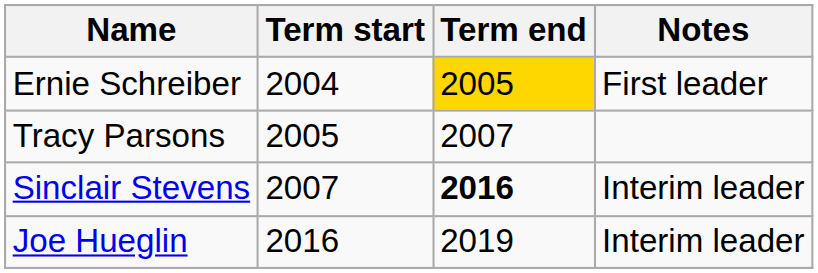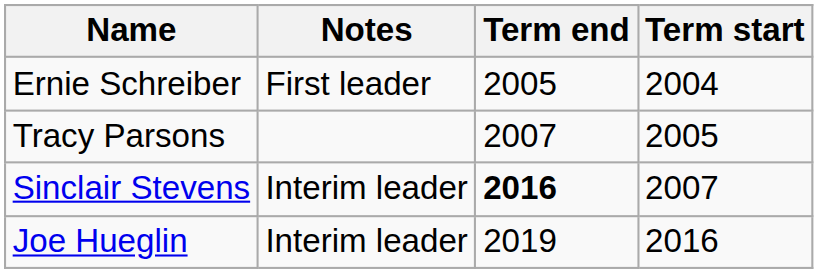columns swapped: (345, 30) <-> (703, 30)
(477, 83) gold background -> (520, 83) no background
